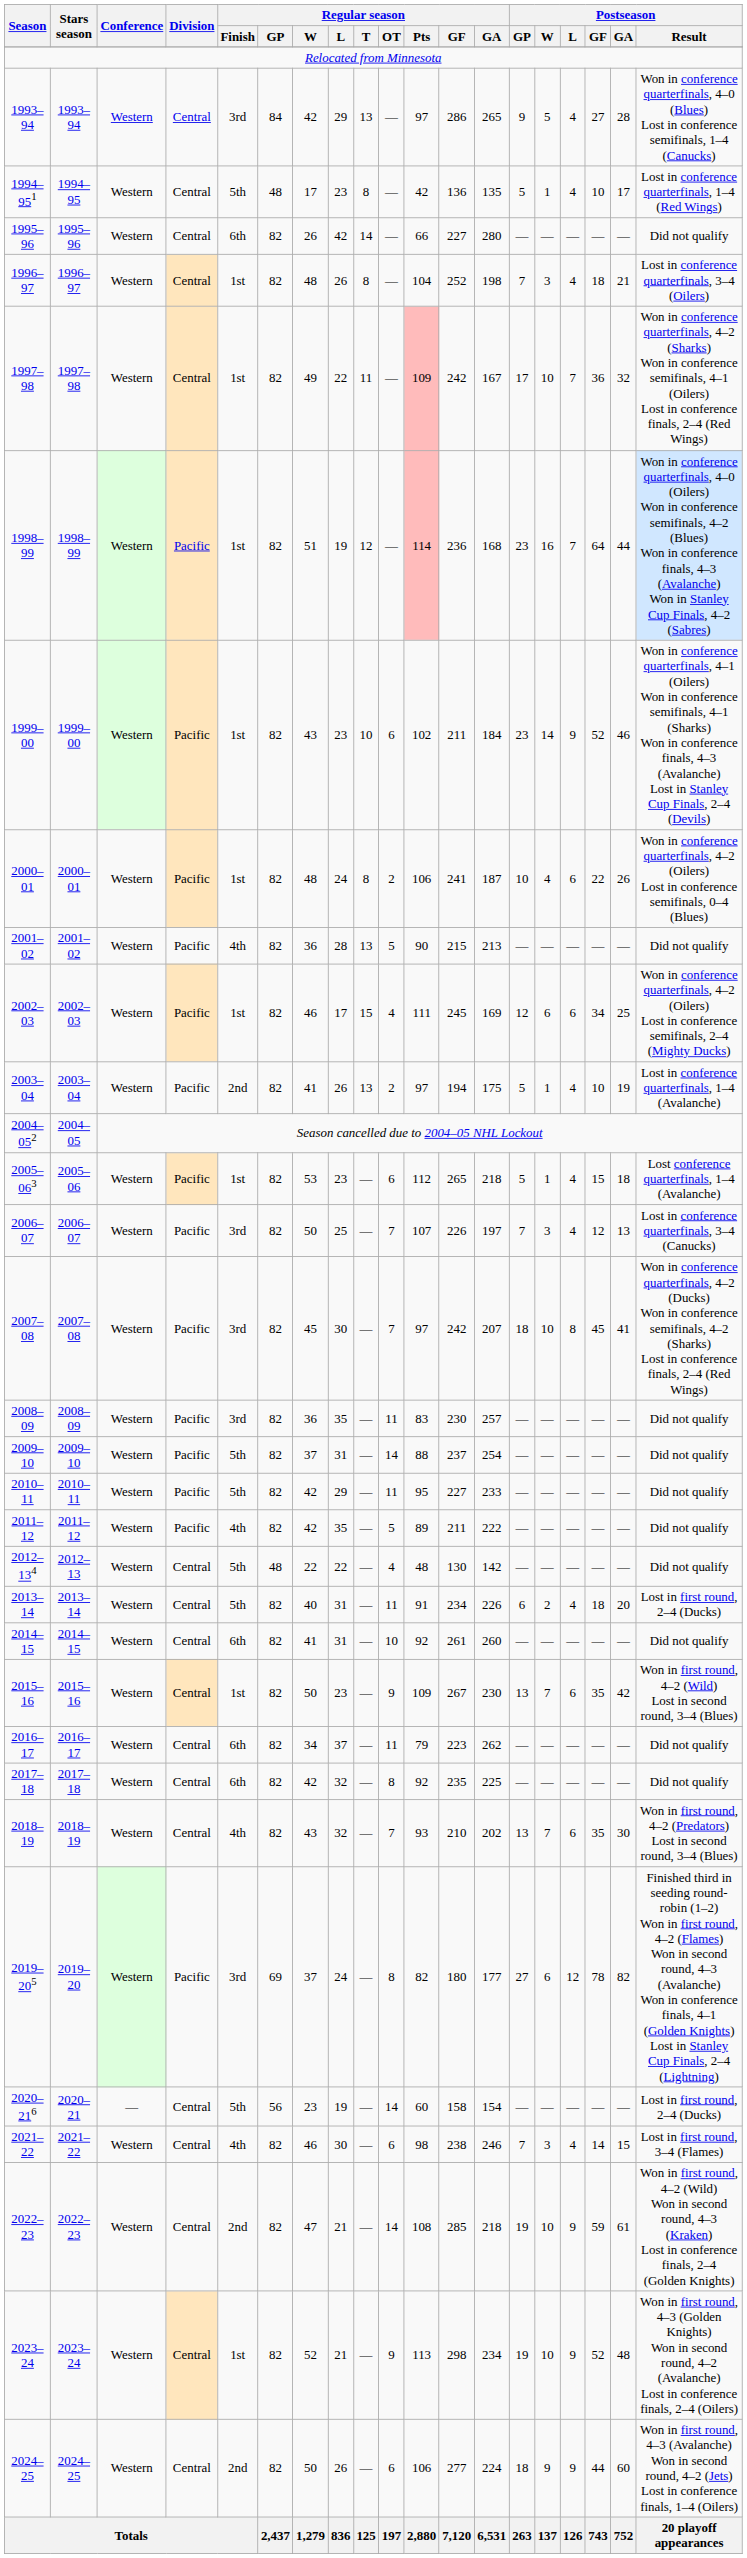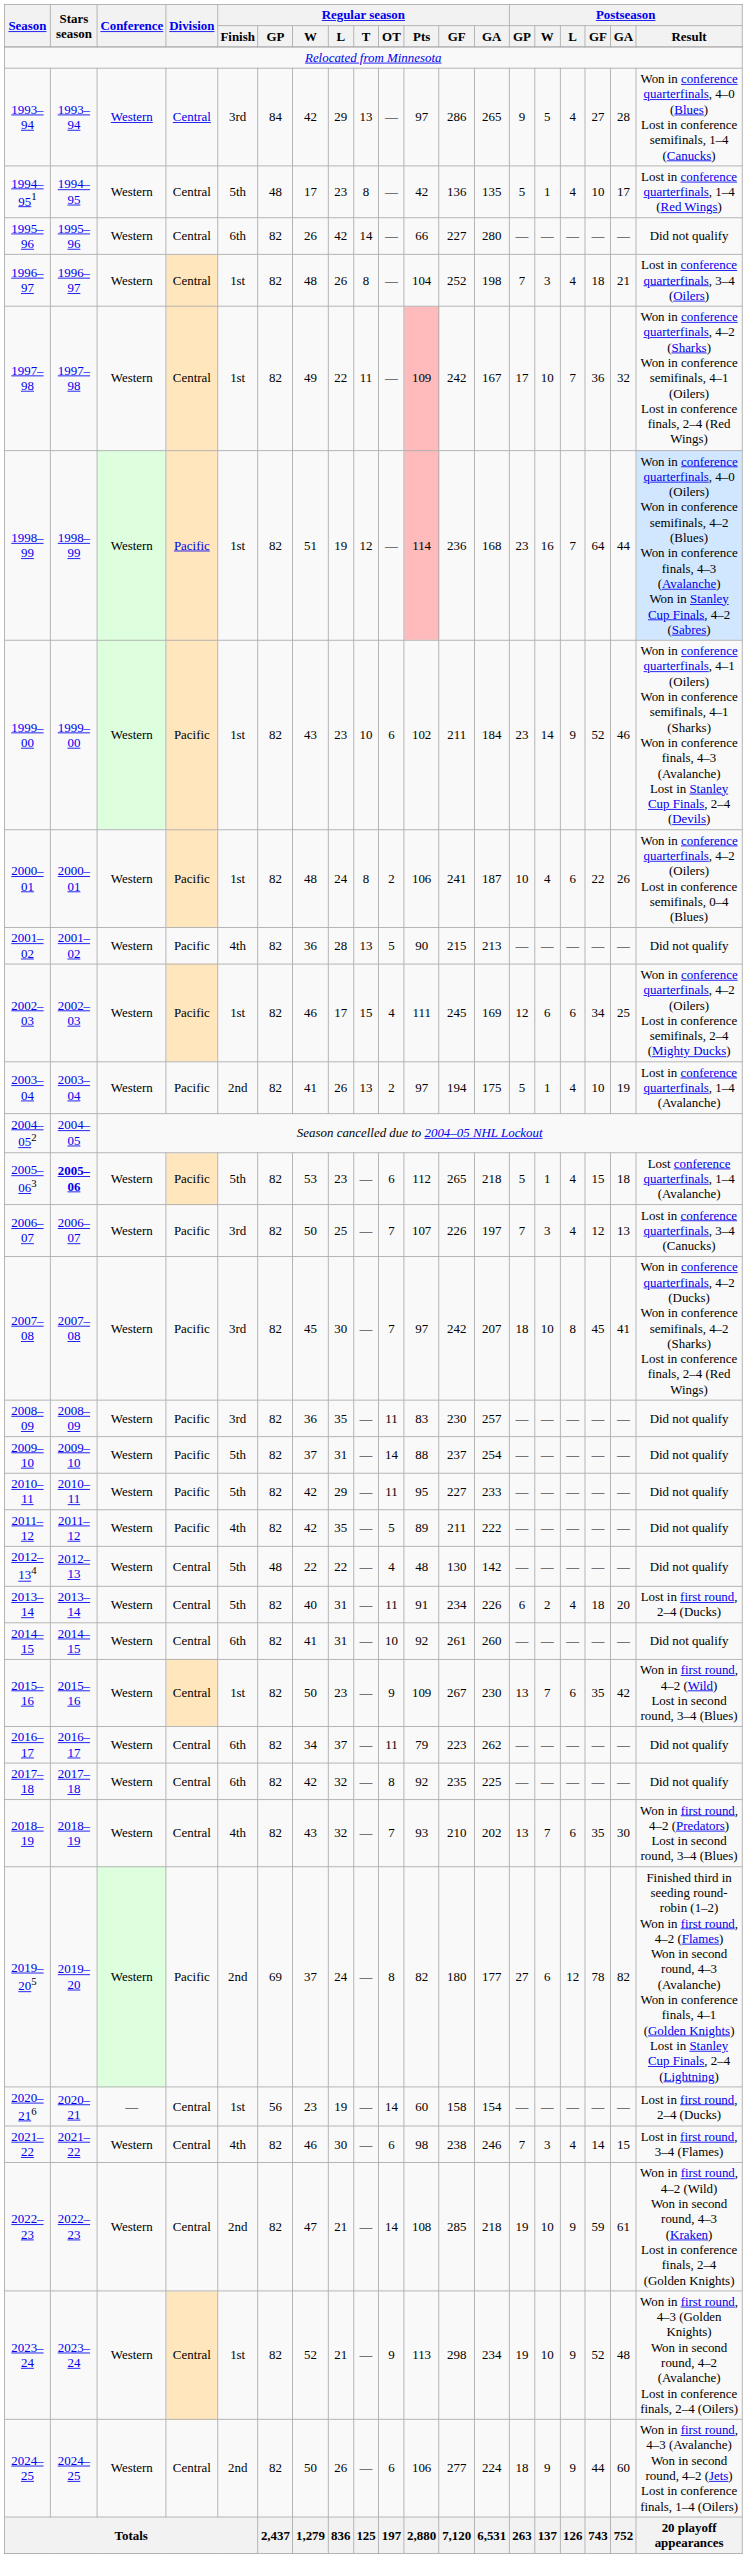(74, 1178) normal -> (74, 1178) bold
(238, 1178) 1st -> (238, 1178) 5th
(238, 1977) 3rd -> (238, 1977) 2nd
(238, 2106) 5th -> (238, 2106) 1st
